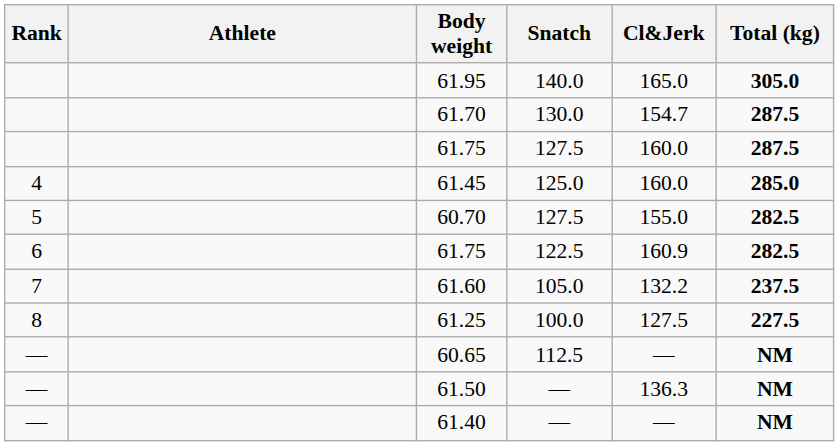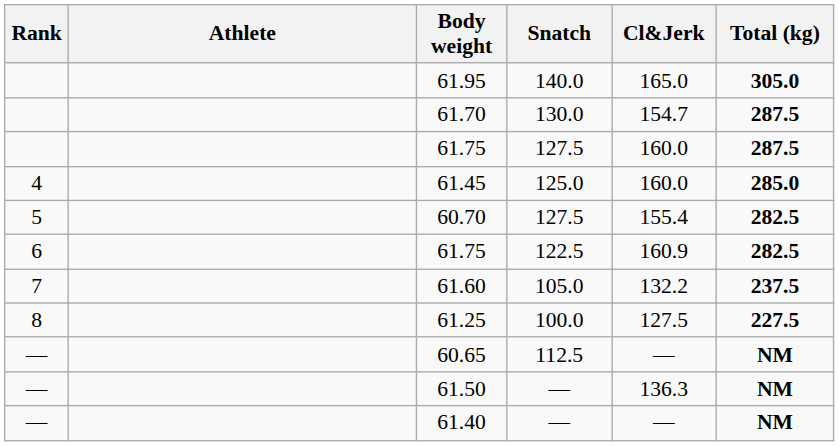(664, 217) 155.0 -> (664, 217) 155.4
